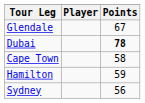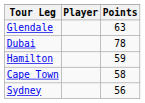(120, 28) 67 -> (120, 28) 63
(120, 44) bold -> (120, 44) normal
rows swapped: (33, 59) <-> (30, 75)
